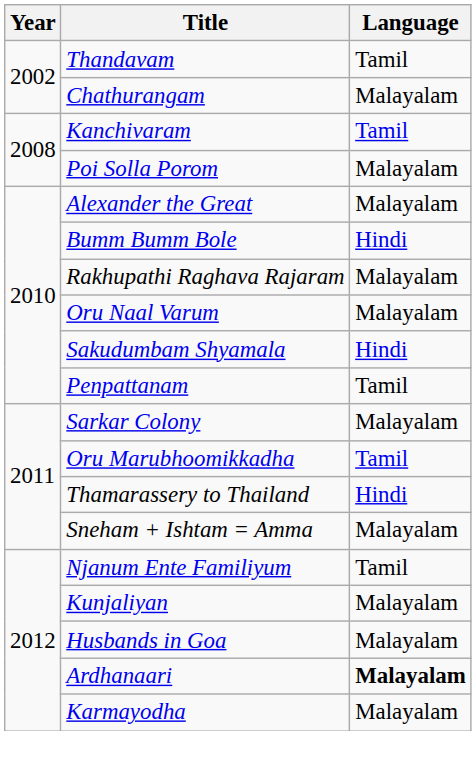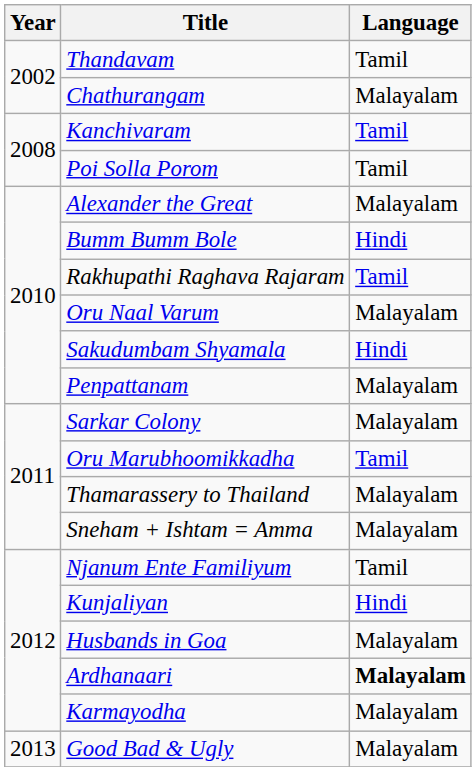(407, 167) Malayalam -> (382, 167) Tamil
(407, 276) Malayalam -> (382, 276) Tamil
(382, 385) Tamil -> (407, 385) Malayalam
(381, 494) Hindi -> (407, 494) Malayalam
(407, 603) Malayalam -> (381, 603) Hindi
+ row: (150, 748)
